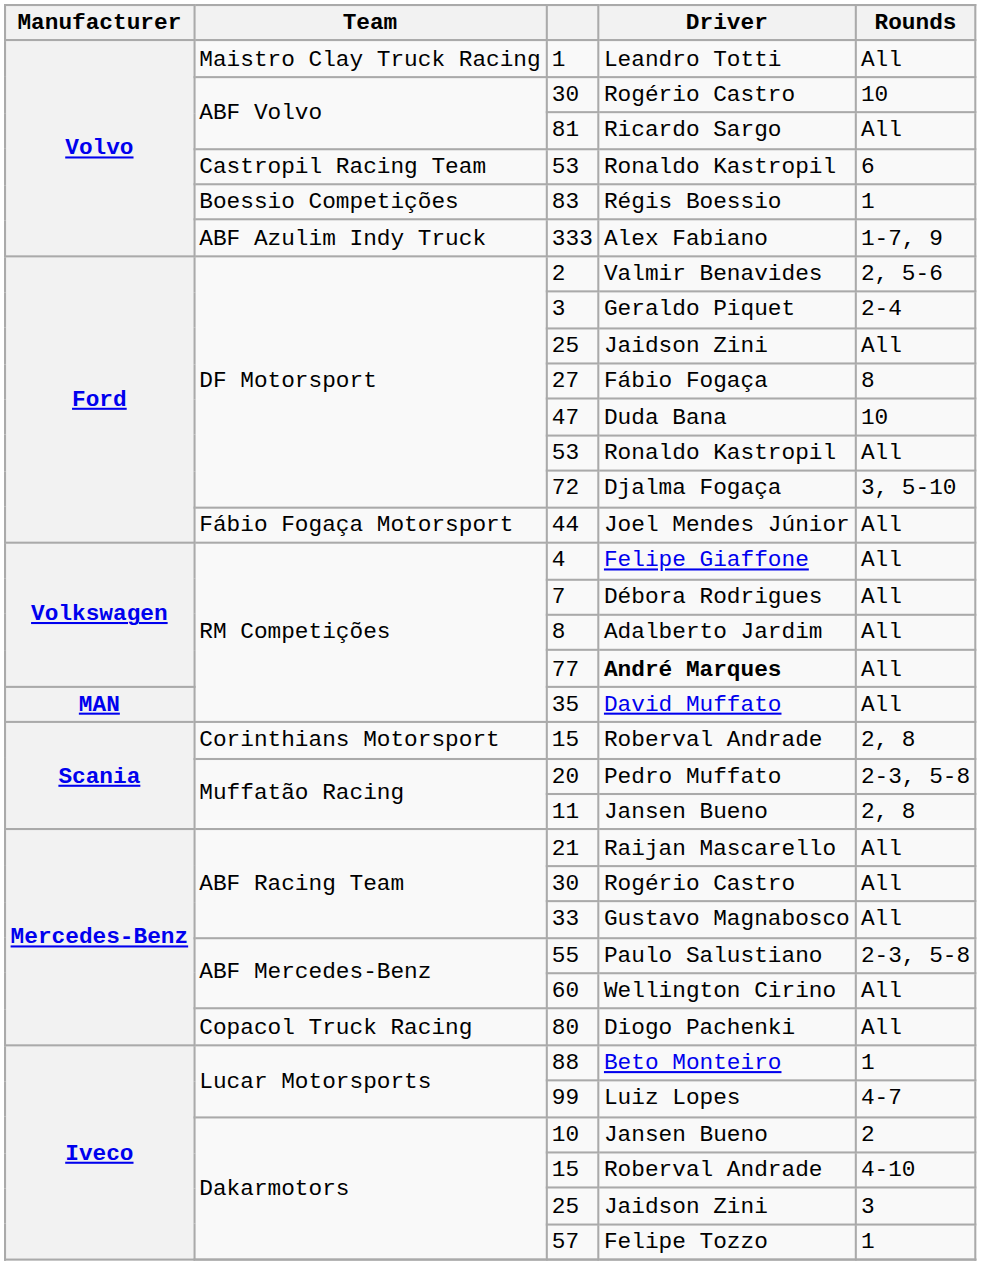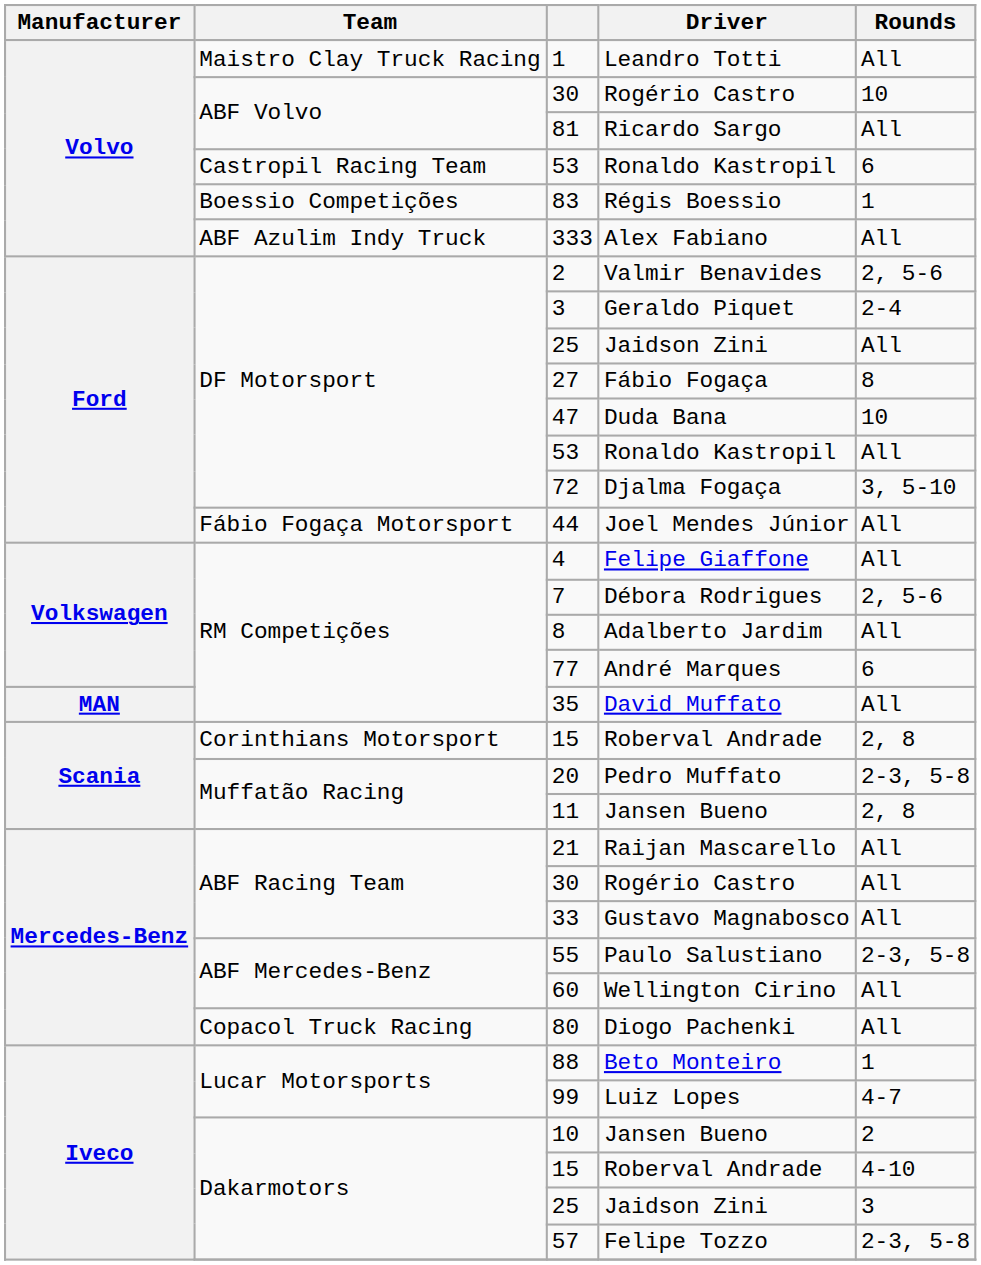(902, 238) 1-7, 9 -> (881, 238) All
(881, 597) All -> (902, 597) 2, 5-6
(693, 668) bold -> (693, 668) normal
(881, 668) All -> (868, 668) 6
(868, 1242) 1 -> (916, 1242) 2-3, 5-8
